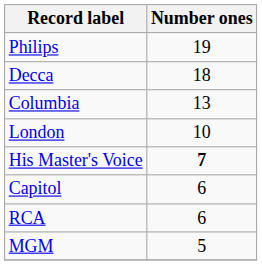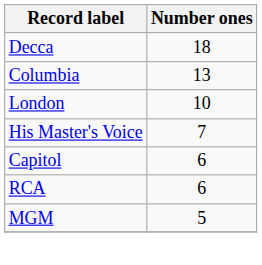- row: (34, 47)
(202, 160) bold -> (202, 132) normal
